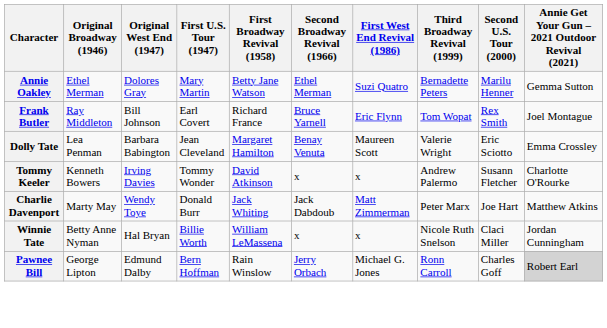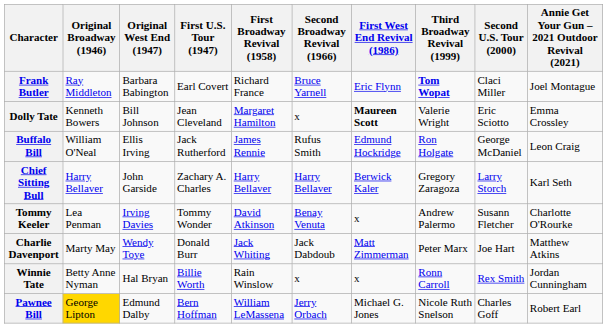- row: (34, 86)
(142, 116) Bill Johnson -> (145, 86) Barbara Babington
(446, 116) normal -> (434, 86) bold
(494, 116) Rex Smith -> (491, 86) Claci Miller
(84, 146) Lea Penman -> (84, 116) Kenneth Bowers
(147, 146) Barbara Babington -> (141, 116) Bill Johnson
(309, 146) Benay Venuta -> (297, 116) x
(375, 146) normal -> (375, 116) bold
+ row: (34, 146)
+ row: (34, 182)
(85, 176) Kenneth Bowers -> (83, 218) Lea Penman
(297, 176) x -> (310, 218) Benay Venuta
(257, 236) William LeMassena -> (253, 278) Rain Winslow
(447, 236) Nicole Ruth Snelson -> (434, 278) Ronn Carroll
(495, 236) Claci Miller -> (501, 278) Rex Smith
(82, 266) no background -> (82, 308) gold background
(252, 266) Rain Winslow -> (259, 308) William LeMassena
(436, 266) Ronn Carroll -> (445, 308) Nicole Ruth Snelson
(552, 266) lightgrey background -> (555, 308) no background
